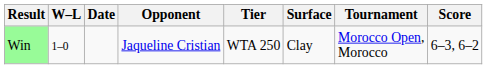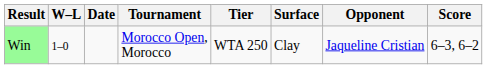columns swapped: (381, 15) <-> (171, 15)
